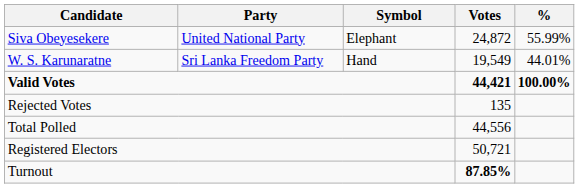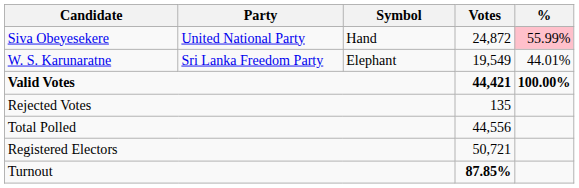(371, 37) Elephant -> (362, 37) Hand
(549, 37) no background -> (549, 37) pink background
(362, 60) Hand -> (371, 60) Elephant
